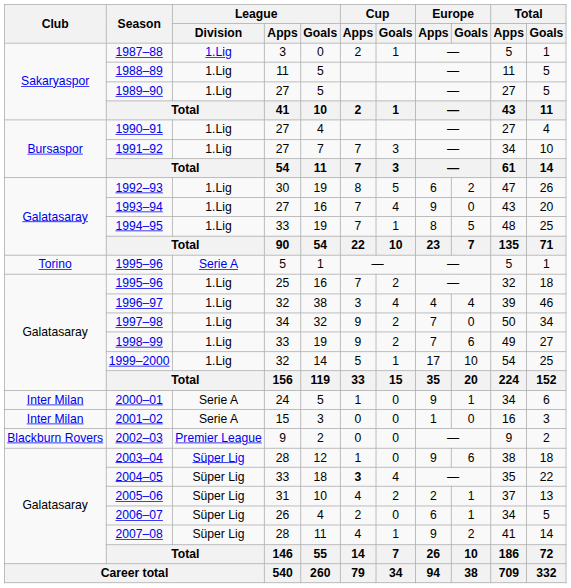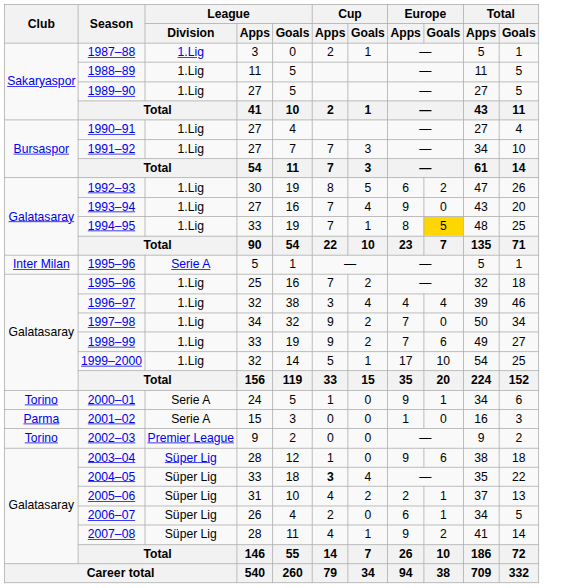(471, 226) no background -> (443, 226) gold background
(55, 264) Torino -> (41, 264) Inter Milan
(55, 399) Inter Milan -> (41, 399) Torino
(55, 419) Inter Milan -> (41, 419) Parma
(55, 438) Blackburn Rovers -> (41, 438) Torino
